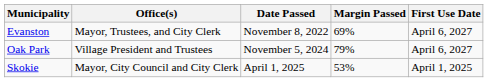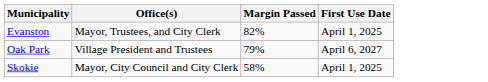- column: (286, 13)
(344, 31) 69% -> (254, 31) 82%
(442, 31) April 6, 2027 -> (352, 31) April 1, 2025
(344, 67) 53% -> (254, 67) 58%
